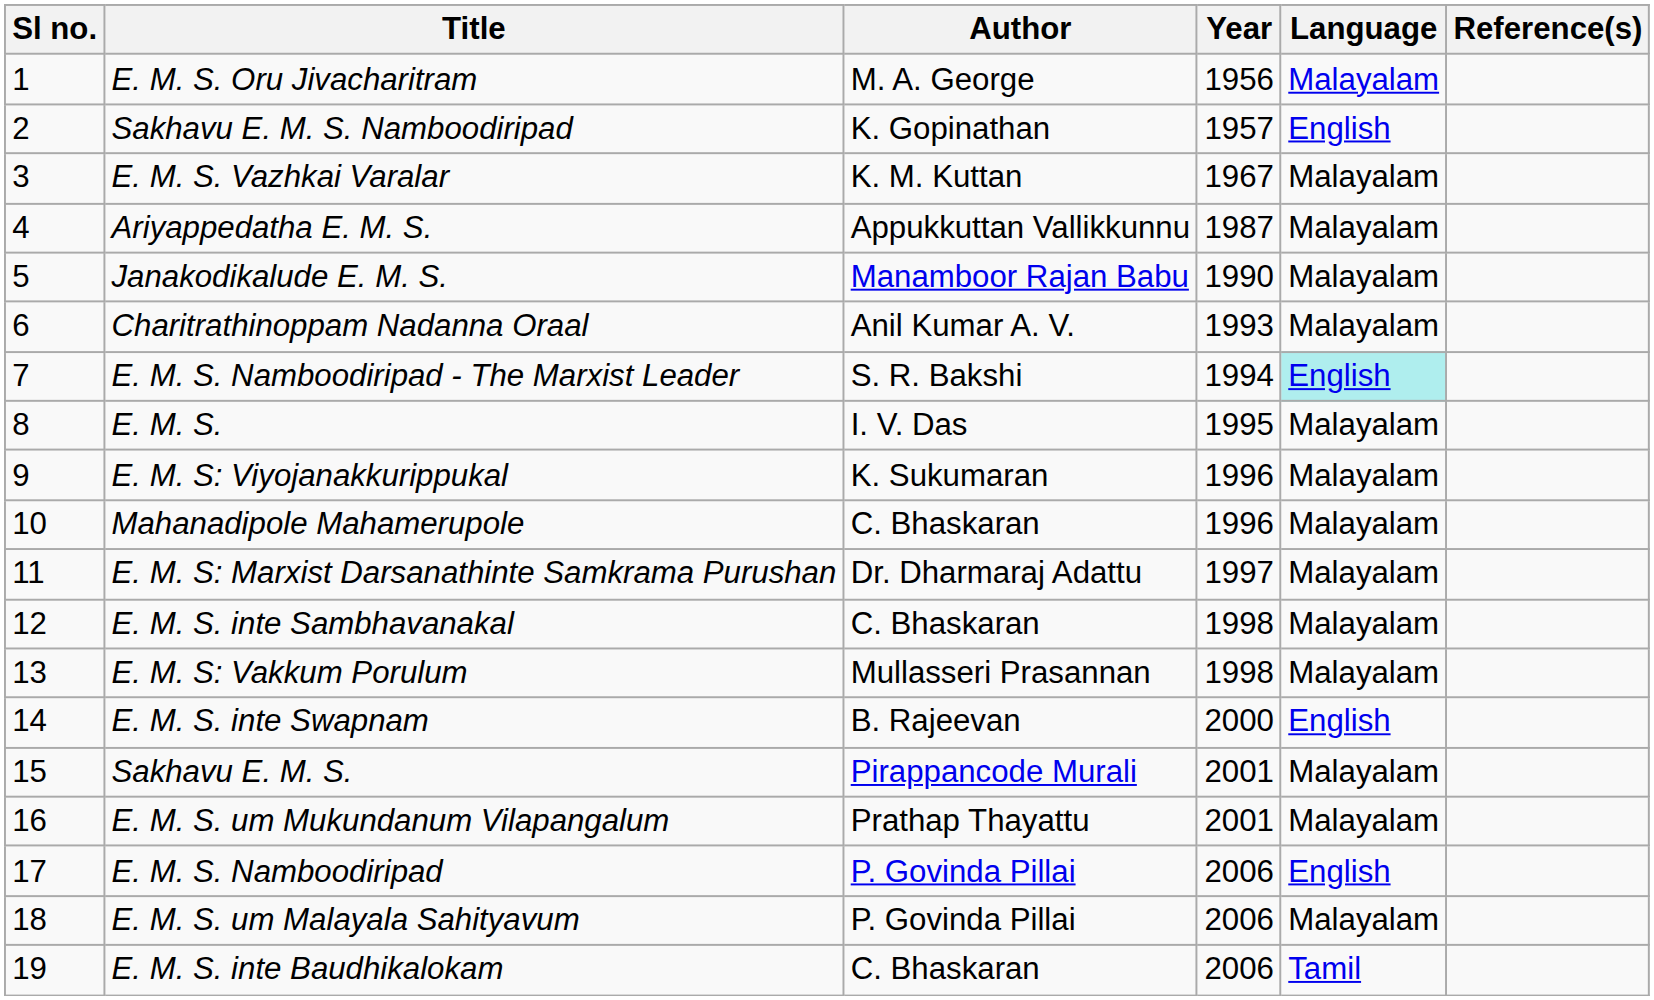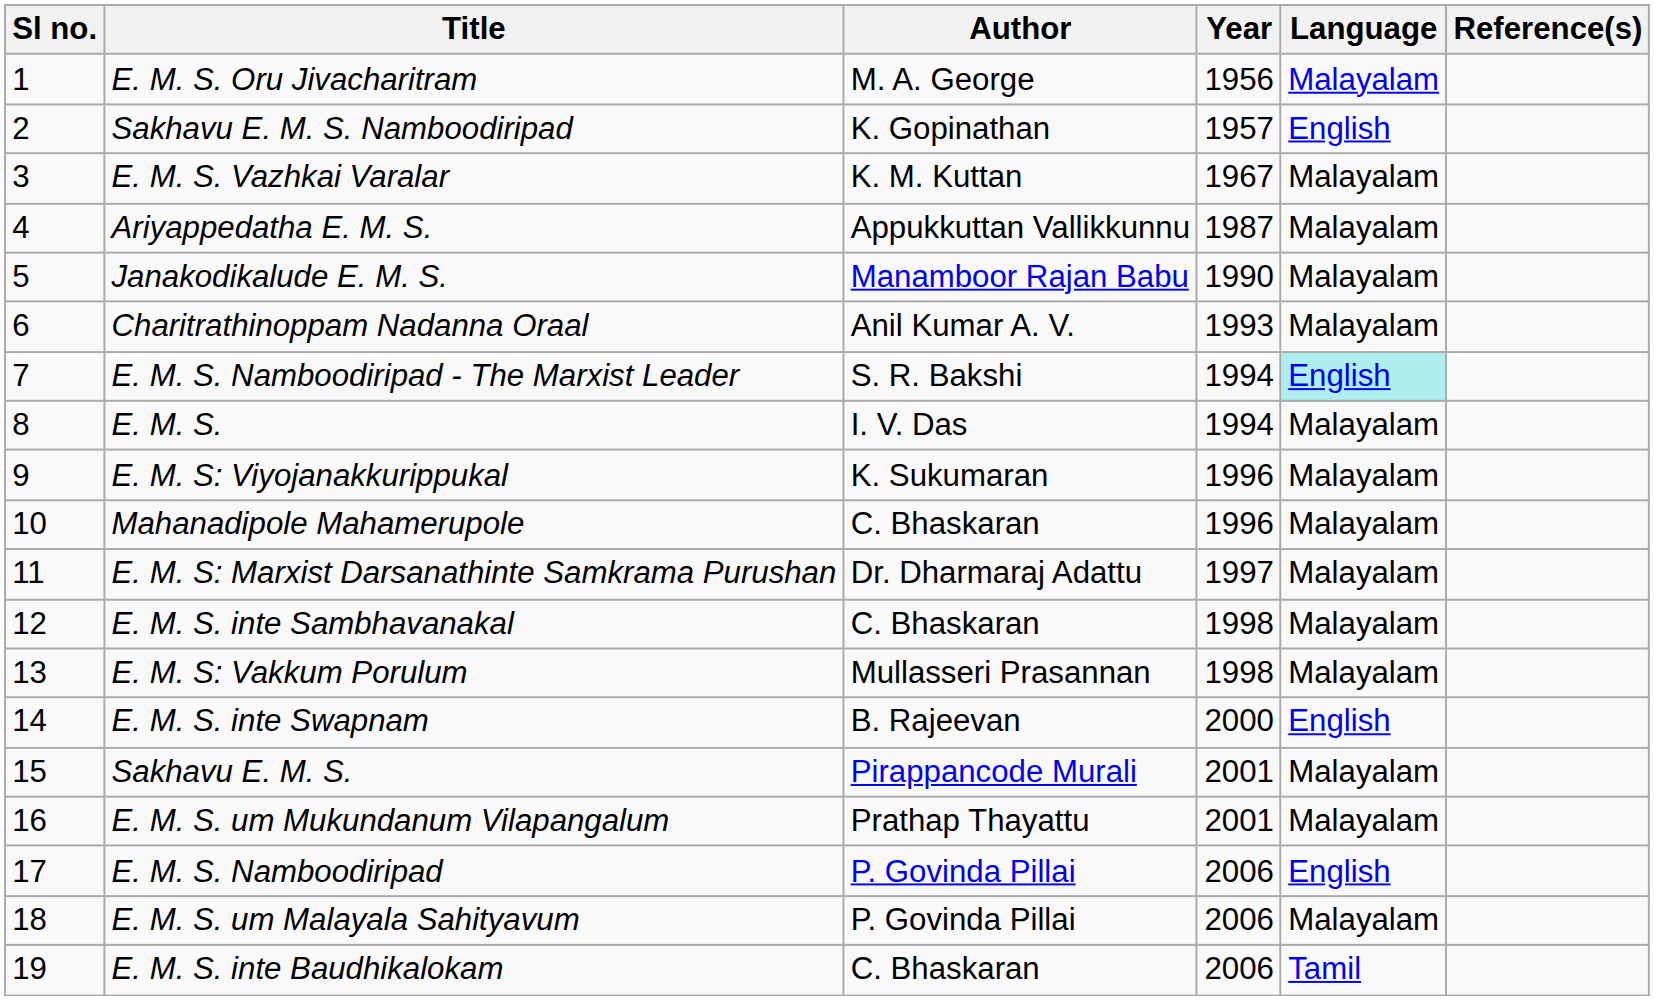(1239, 425) 1995 -> (1239, 425) 1994
